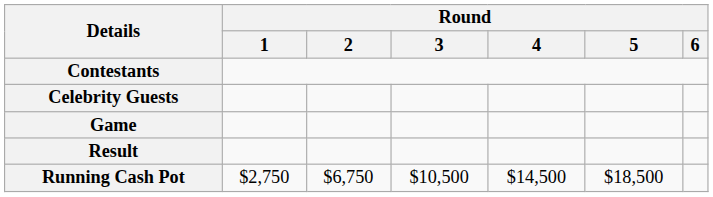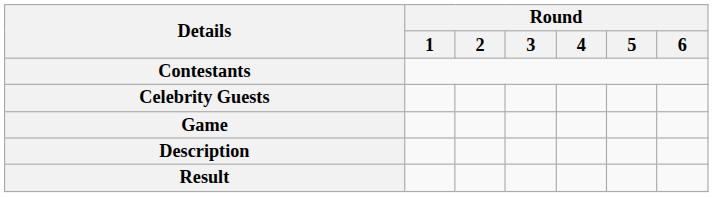+ row: (204, 151)
- row: (113, 177)
